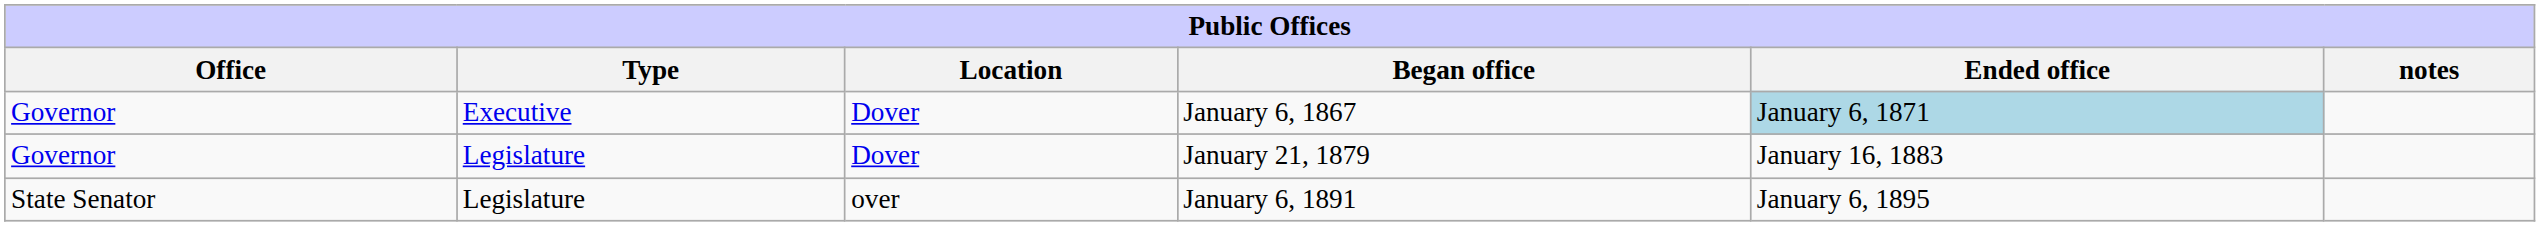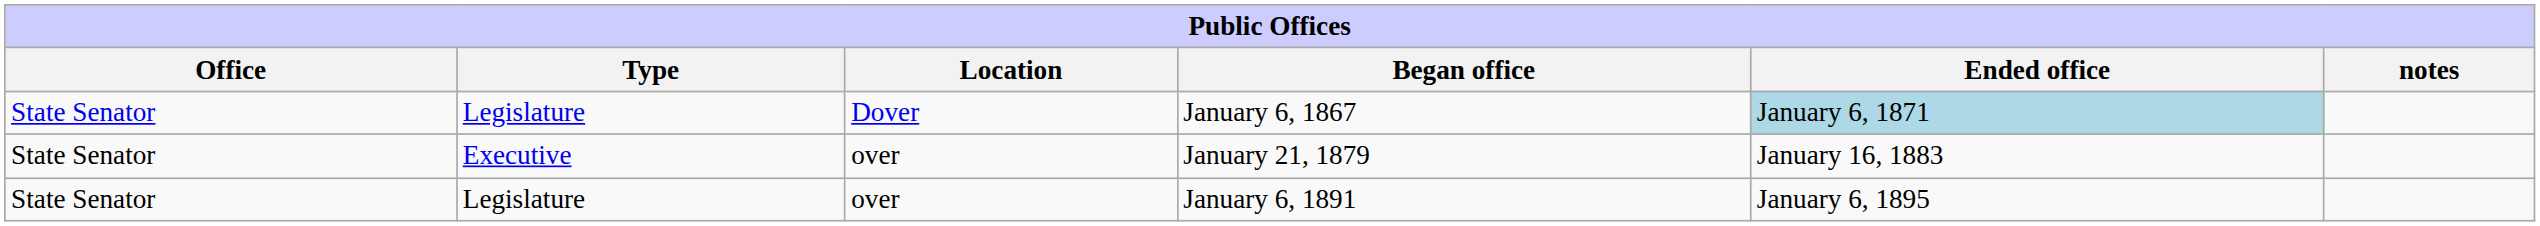(63, 112) Governor -> (83, 112) State Senator
(517, 112) Executive -> (524, 112) Legislature
(63, 155) Governor -> (83, 155) State Senator
(524, 155) Legislature -> (517, 155) Executive
(885, 155) Dover -> (875, 155) over
